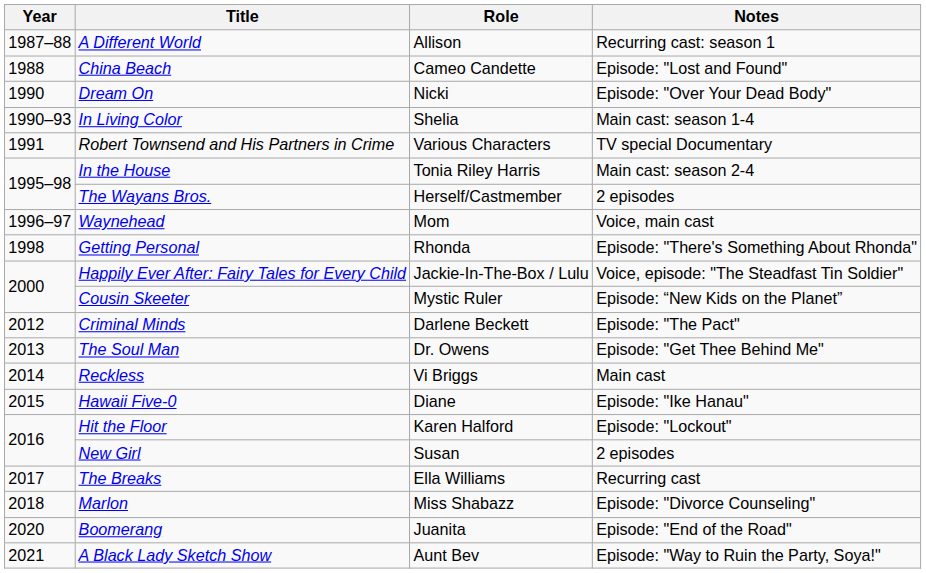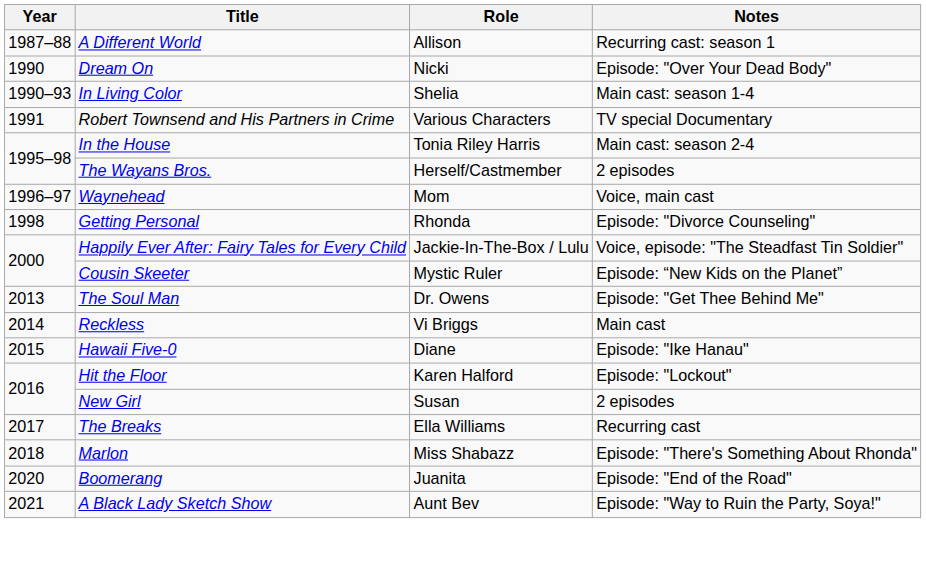- row: (125, 68)
(757, 247) Episode: "There's Something About Rhonda" -> (706, 222) Episode: "Divorce Counseling"
- row: (132, 324)
(706, 504) Episode: "Divorce Counseling" -> (757, 453) Episode: "There's Something About Rhonda"
